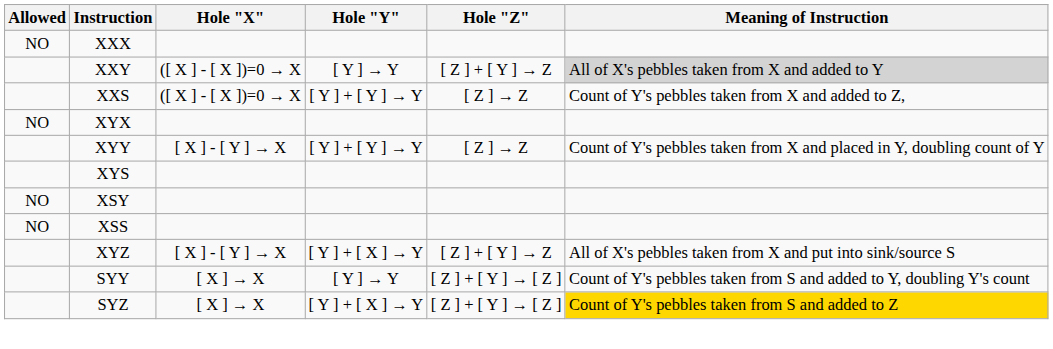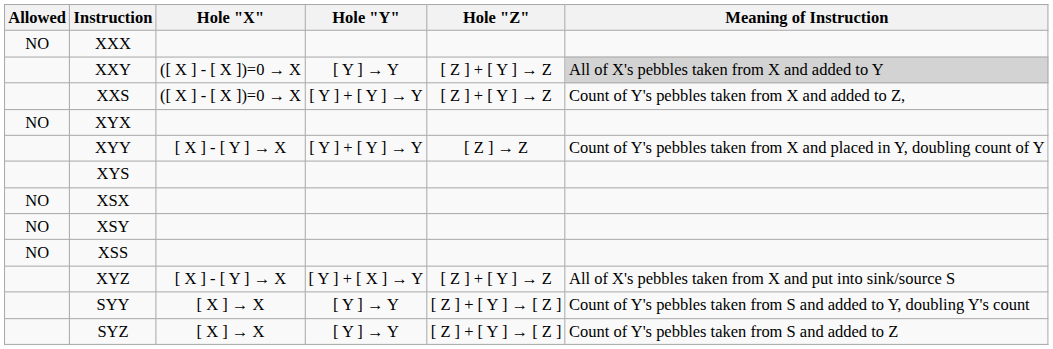(496, 95) [ Z ] → Z -> (496, 95) [ Z ] + [ Y ] → Z
+ row: (113, 200)
(366, 305) [ Y ] + [ X ] → Y -> (366, 331) [ Y ] → Y
(734, 305) gold background -> (734, 331) no background
